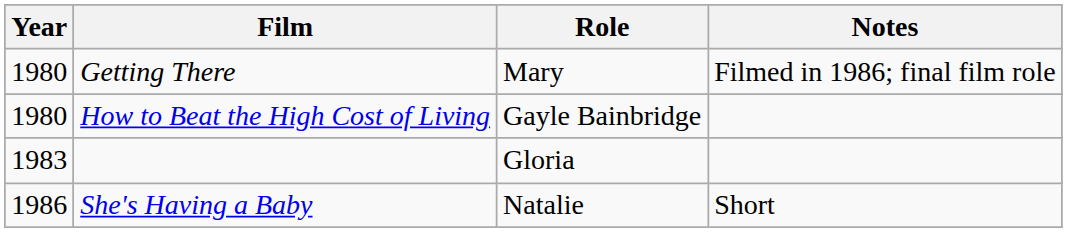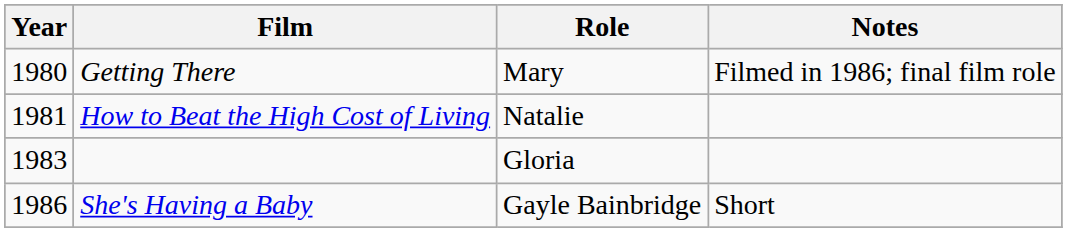(39, 115) 1980 -> (39, 115) 1981
(602, 115) Gayle Bainbridge -> (543, 115) Natalie
(543, 204) Natalie -> (602, 204) Gayle Bainbridge
